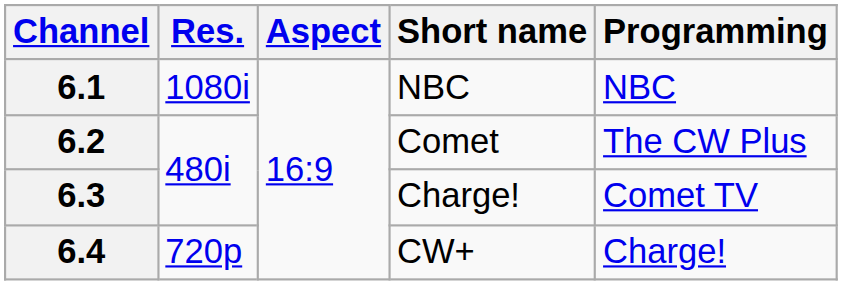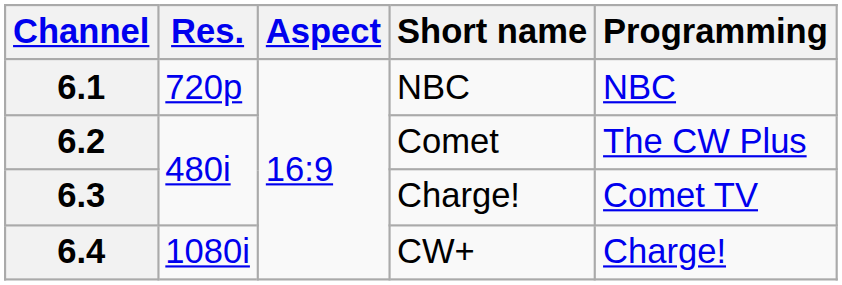(208, 86) 1080i -> (204, 86) 720p
(204, 251) 720p -> (208, 251) 1080i
